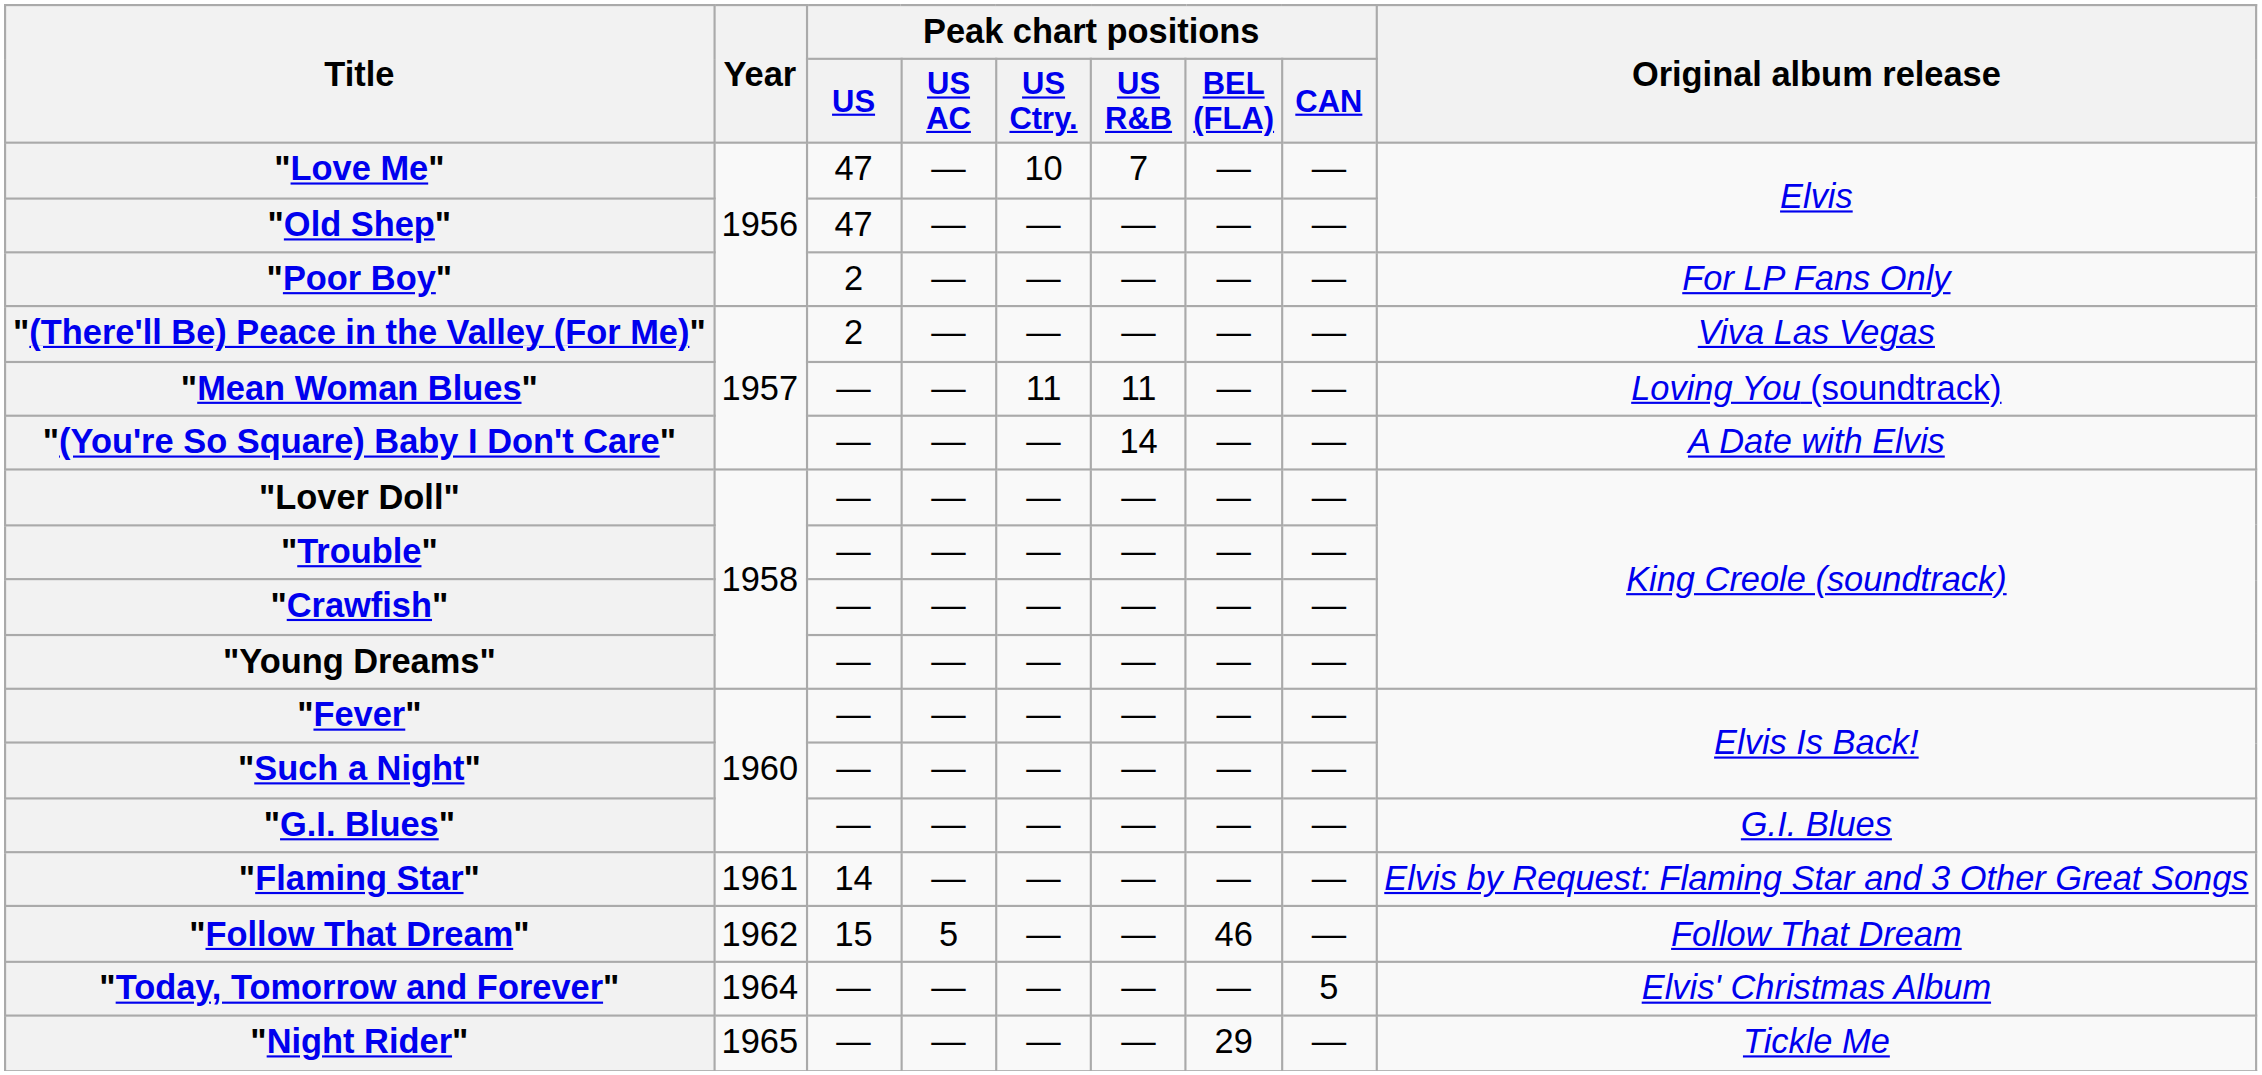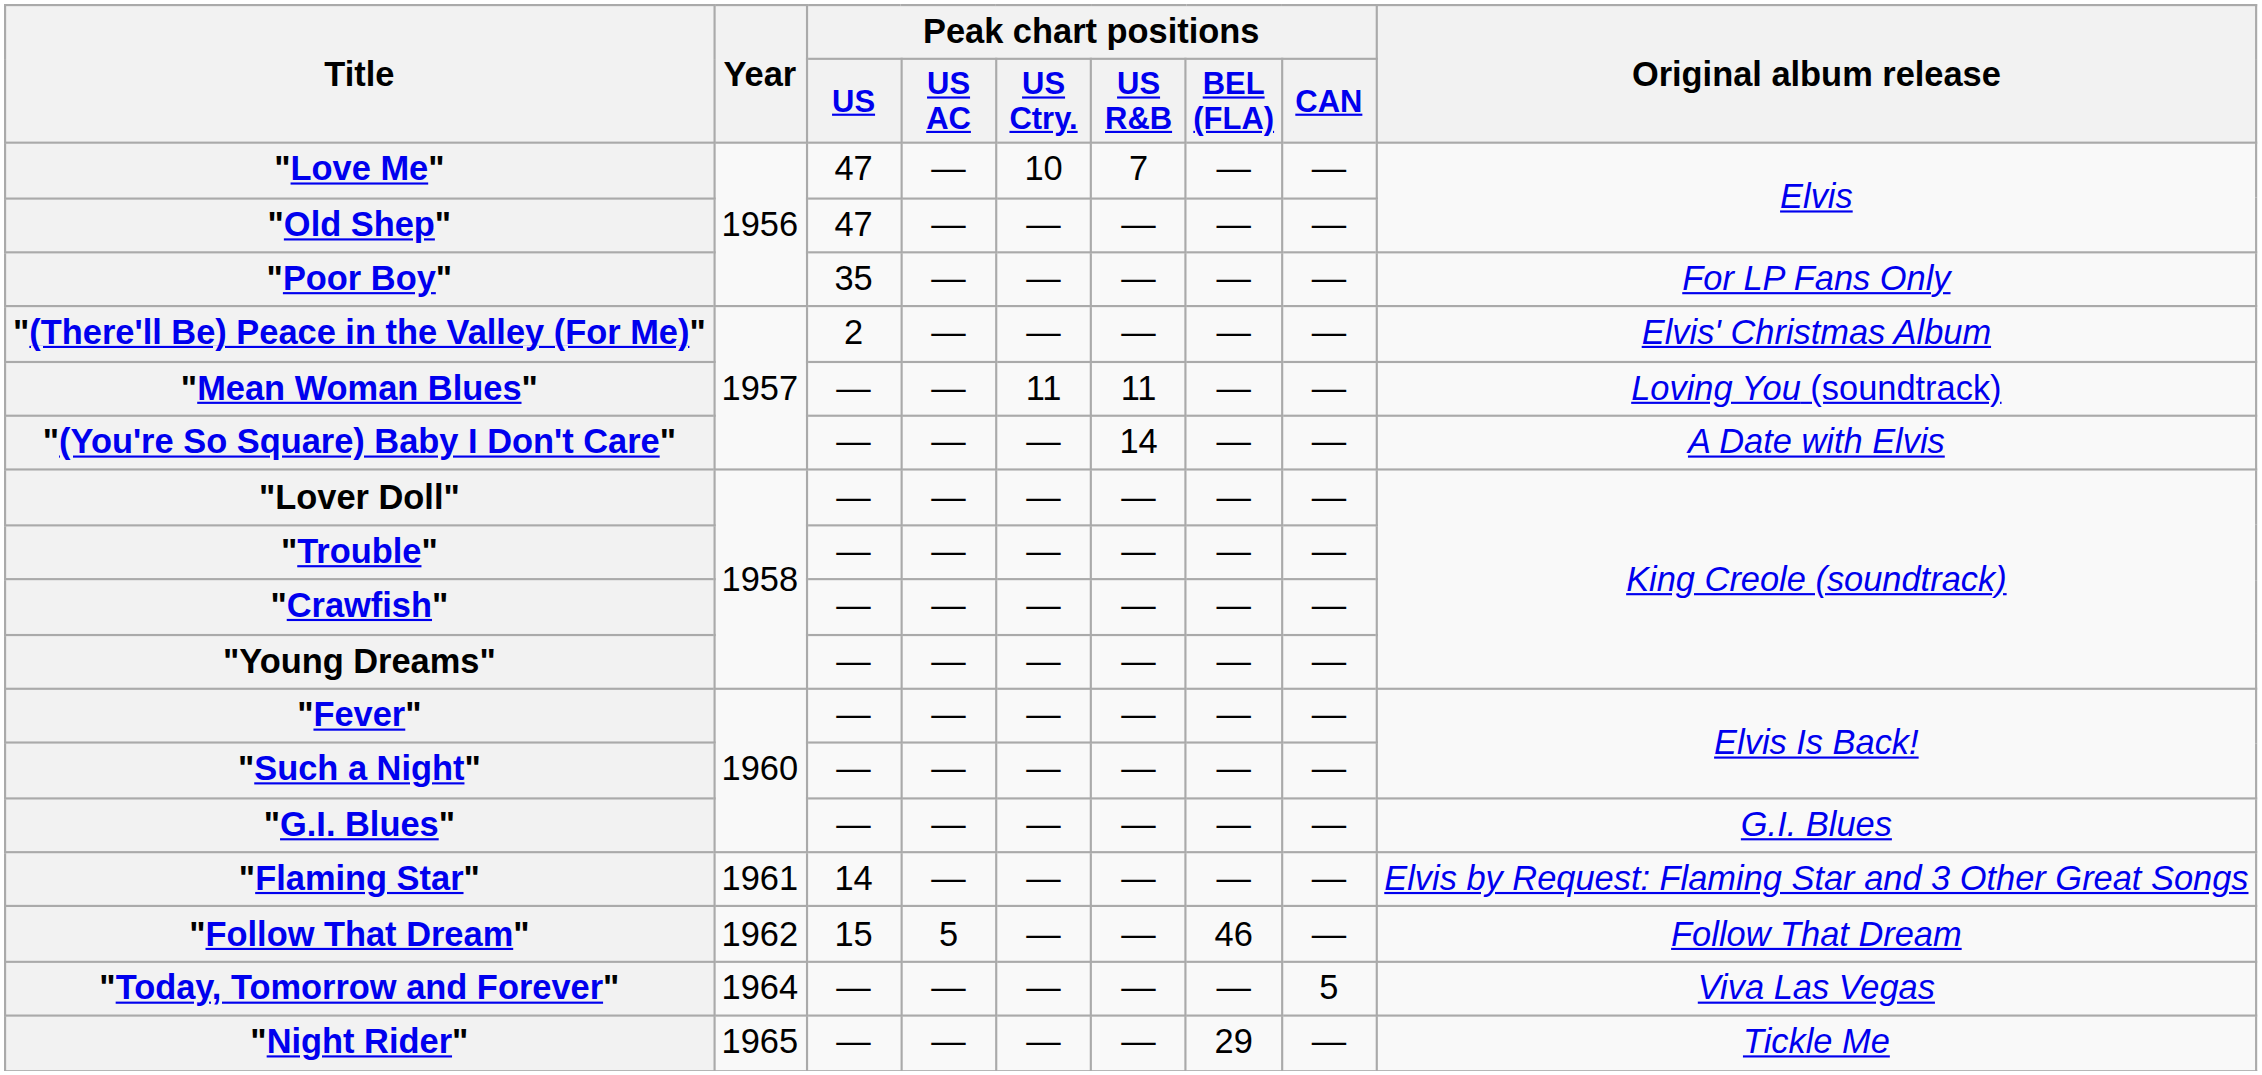(854, 278) 2 -> (854, 278) 35
(1816, 333) Viva Las Vegas -> (1816, 333) Elvis' Christmas Album
(1816, 987) Elvis' Christmas Album -> (1816, 987) Viva Las Vegas
